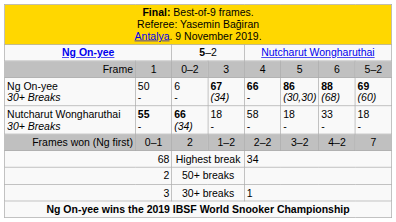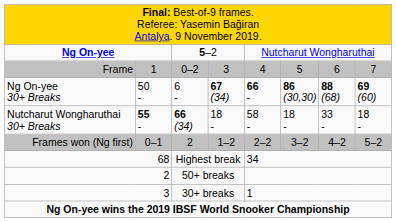(373, 70) 5–2 -> (373, 70) 7
(373, 143) 7 -> (373, 143) 5–2
